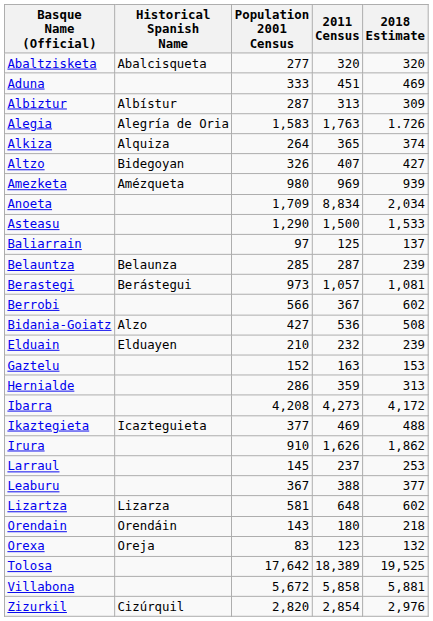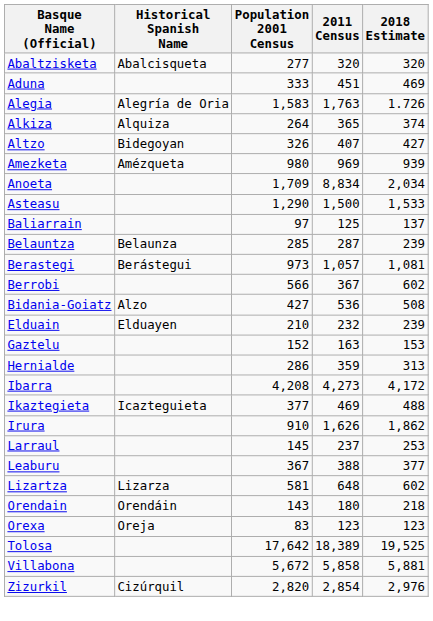- row: (37, 103)
(414, 546) 132 -> (414, 526) 123
